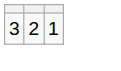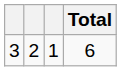+ column: (90, 19)
